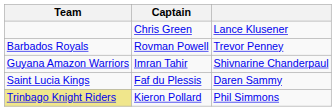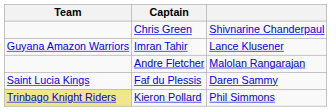(251, 30) Lance Klusener -> (267, 30) Shivnarine Chanderpaul
- row: (171, 47)
(271, 64) Shivnarine Chanderpaul -> (247, 47) Lance Klusener
+ row: (169, 64)
